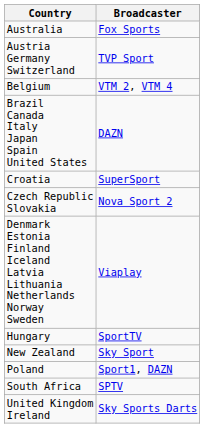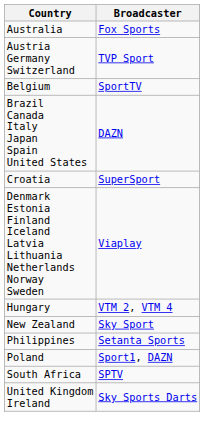(135, 87) VTM 2, VTM 4 -> (120, 87) SportTV
- row: (50, 202)
(120, 336) SportTV -> (135, 308) VTM 2, VTM 4
+ row: (41, 341)
